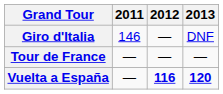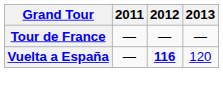- row: (58, 36)
(200, 78) bold -> (200, 57) normal
